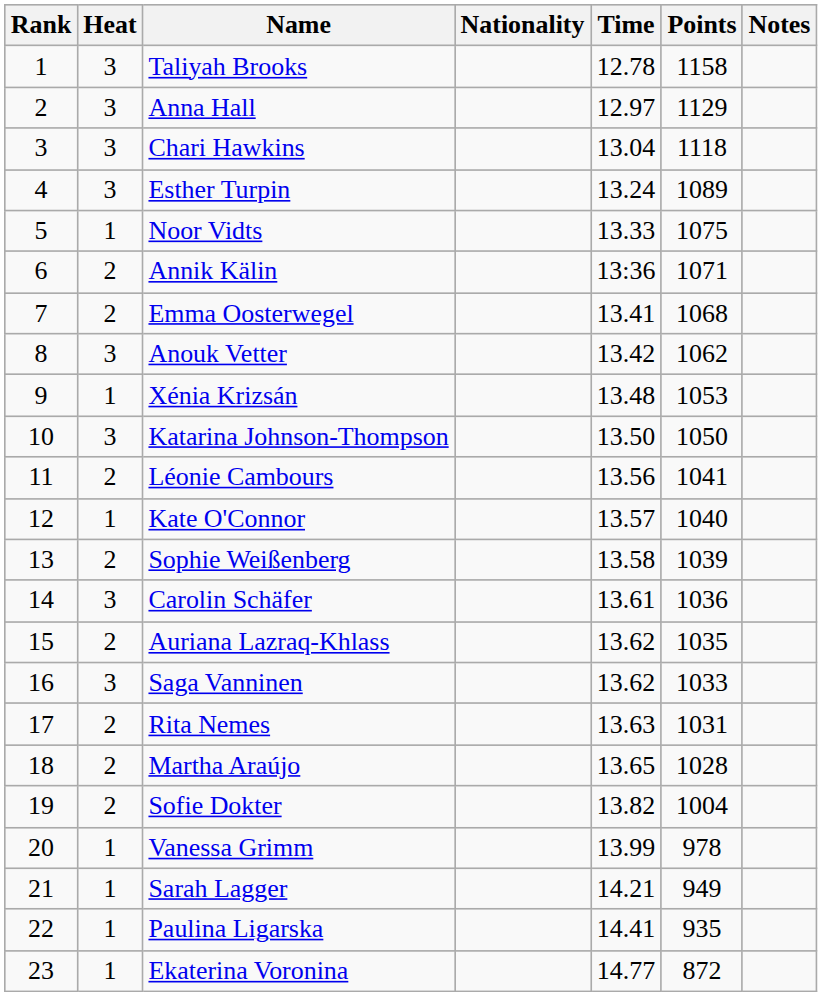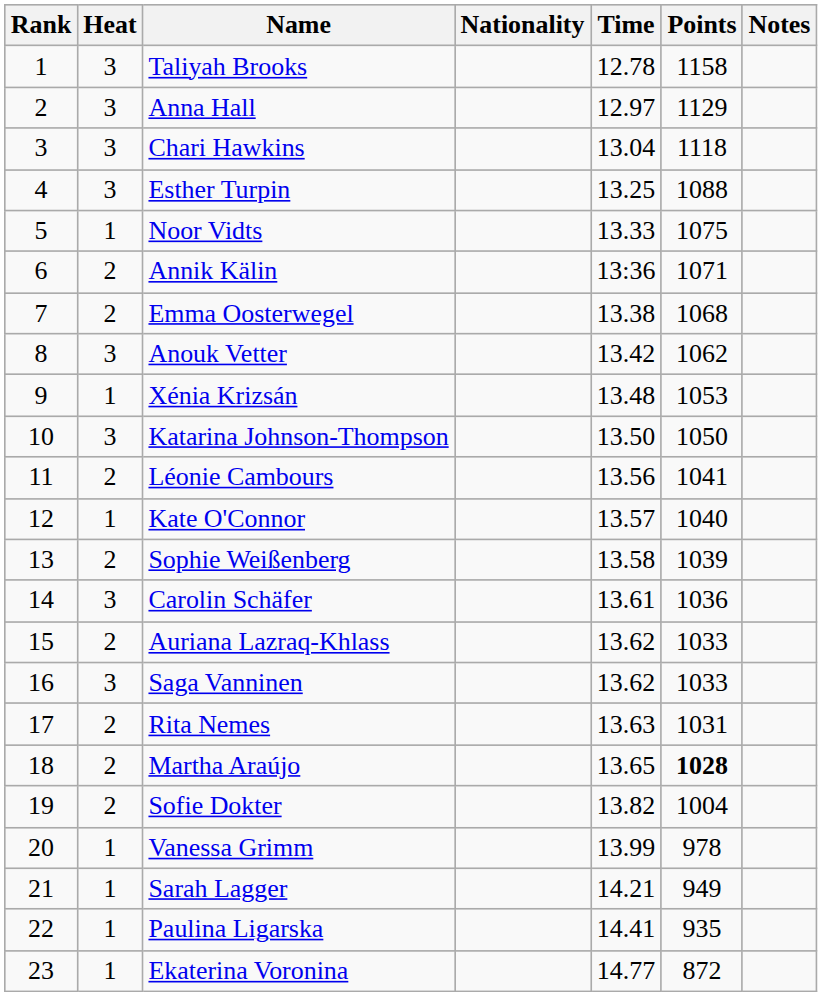(626, 189) 13.24 -> (626, 189) 13.25
(702, 189) 1089 -> (702, 189) 1088
(626, 312) 13.41 -> (626, 312) 13.38
(702, 641) 1035 -> (702, 641) 1033
(702, 764) normal -> (702, 764) bold
